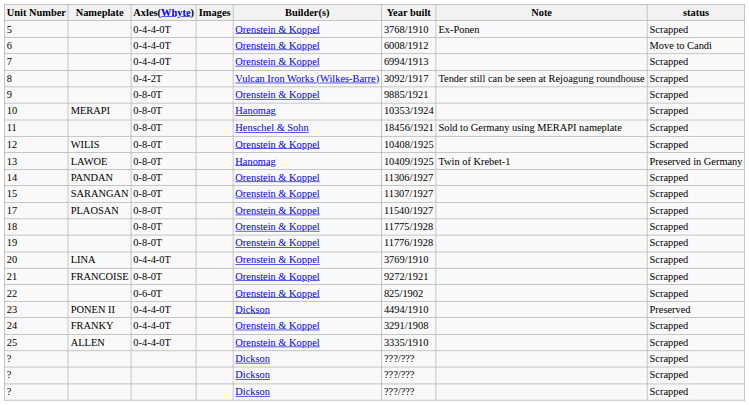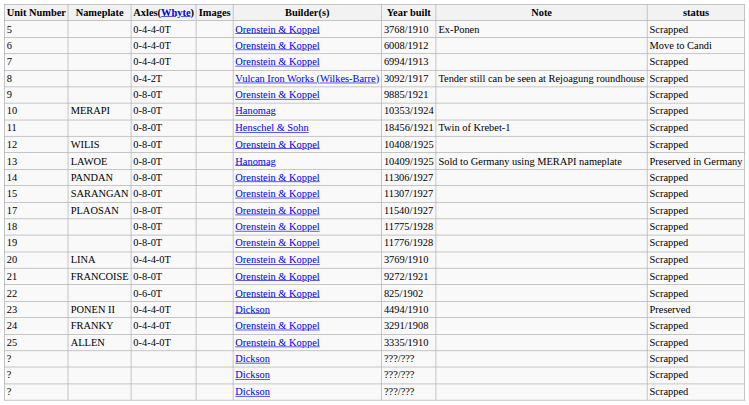(530, 128) Sold to Germany using MERAPI nameplate -> (474, 128) Twin of Krebet-1
(474, 161) Twin of Krebet-1 -> (530, 161) Sold to Germany using MERAPI nameplate
